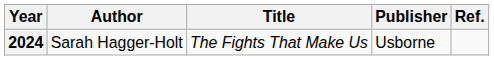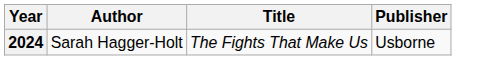- column: (470, 17)
